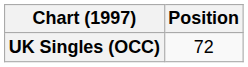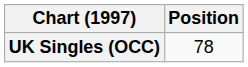(204, 47) 72 -> (204, 47) 78
